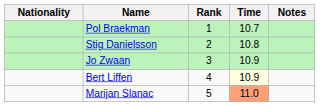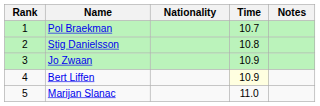columns swapped: (209, 12) <-> (44, 12)
(249, 93) lightsalmon background -> (249, 93) no background
